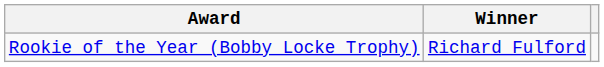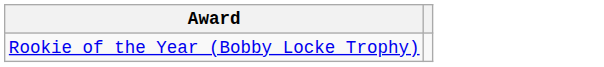- column: (507, 19)
